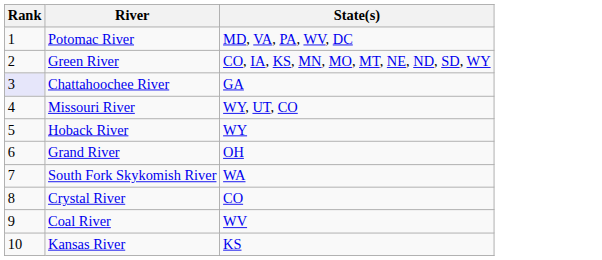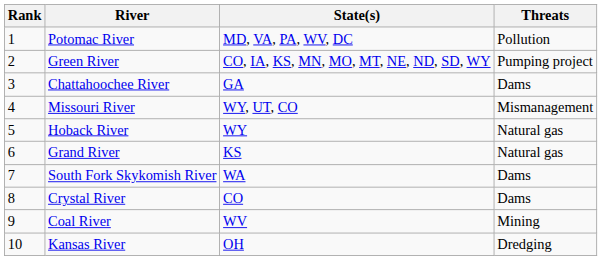+ column: (545, 15)
(11, 84) lavender background -> (11, 84) no background
(233, 152) OH -> (232, 152) KS
(232, 244) KS -> (233, 244) OH
